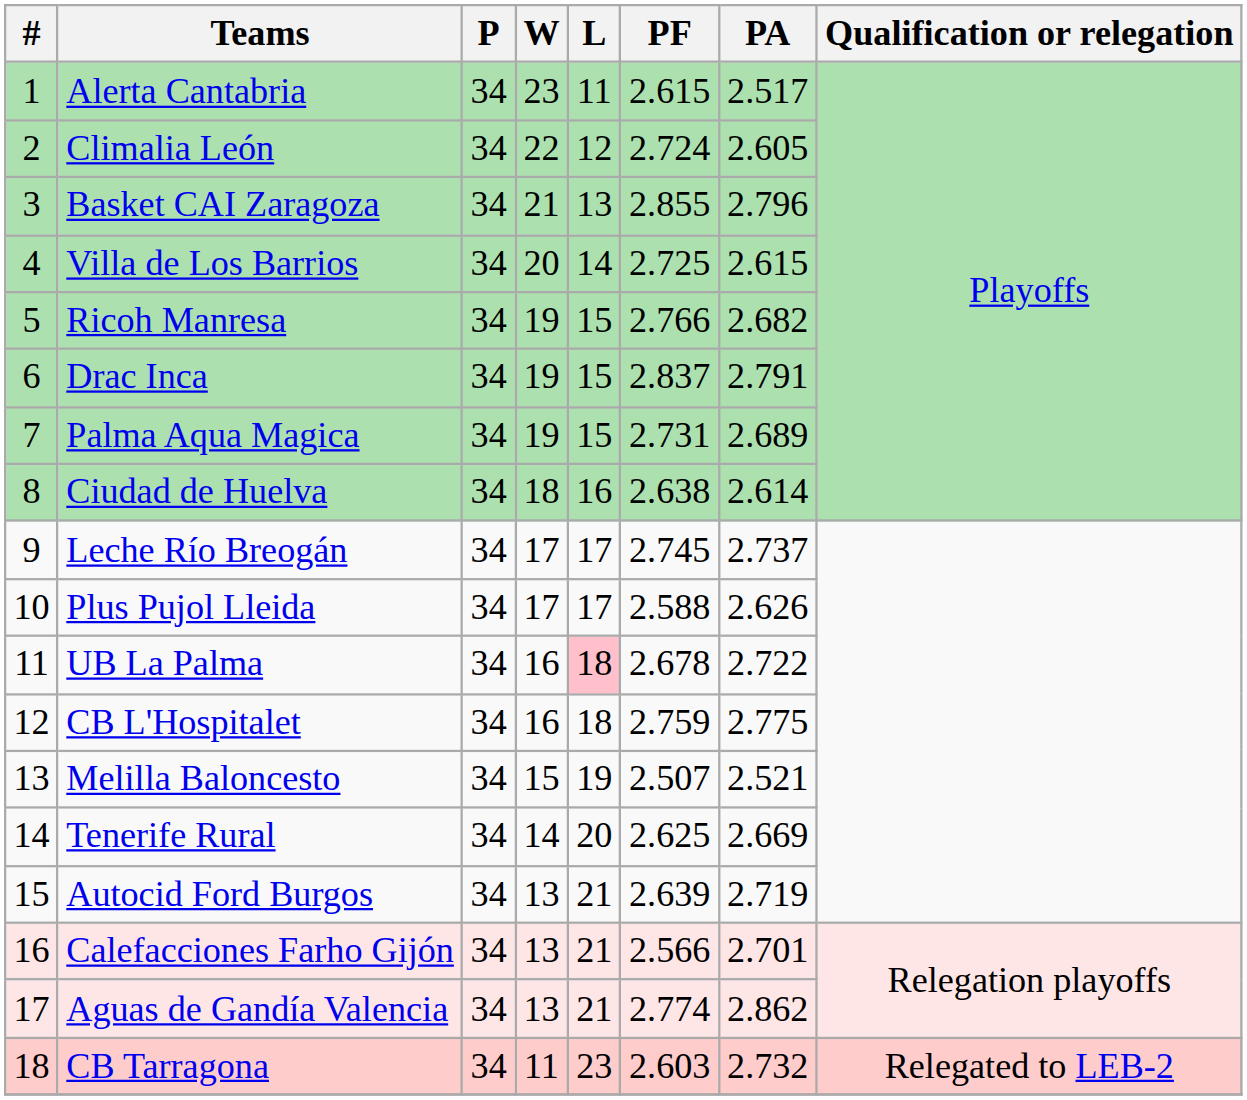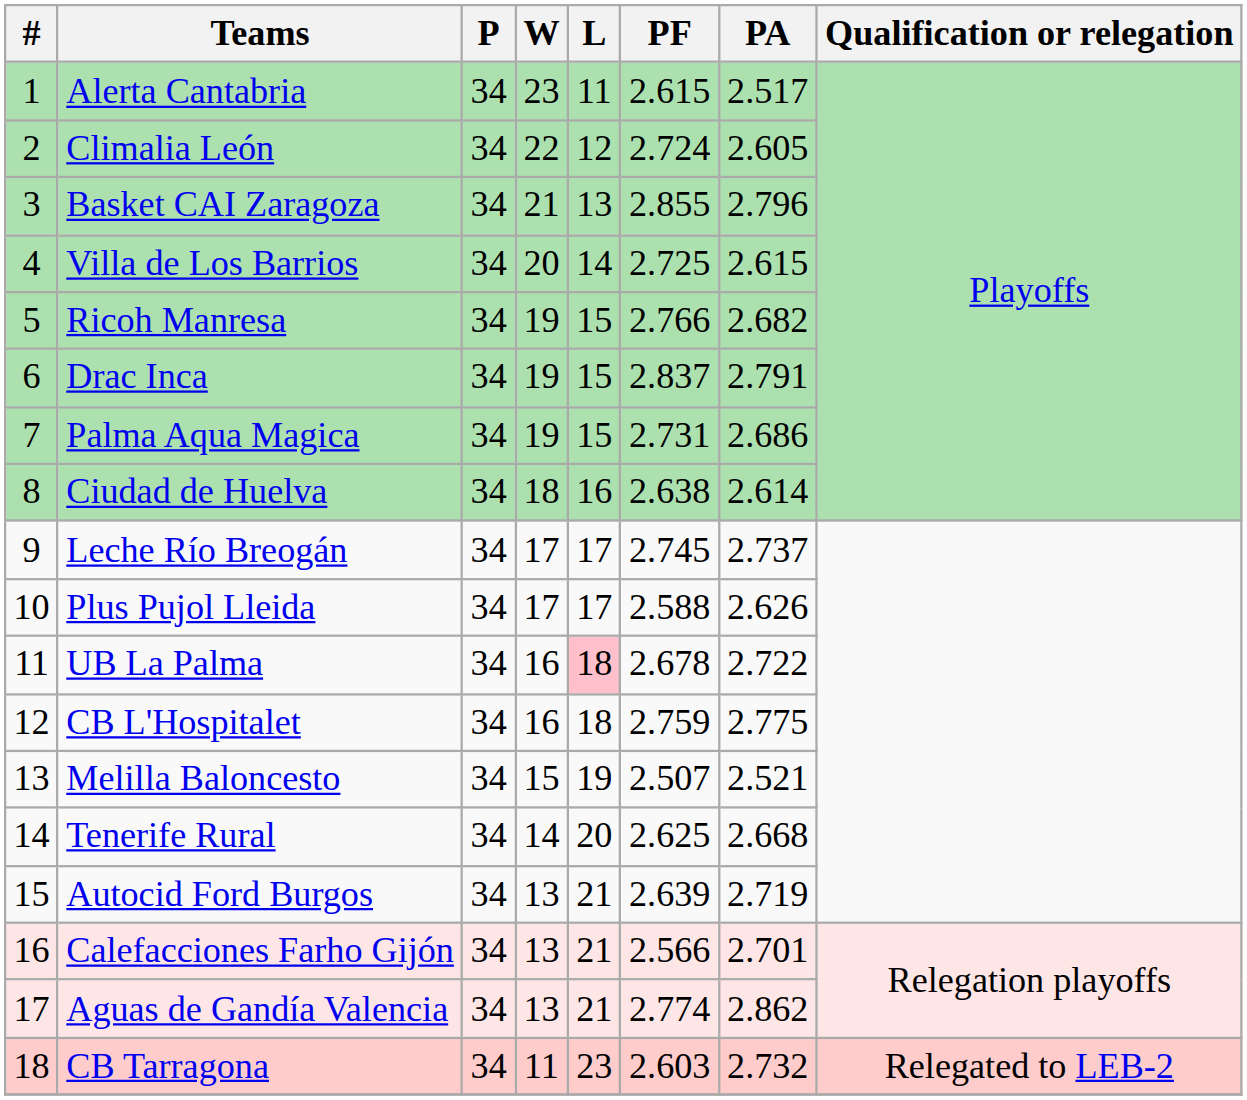(768, 434) 2.689 -> (768, 434) 2.686
(768, 836) 2.669 -> (768, 836) 2.668
